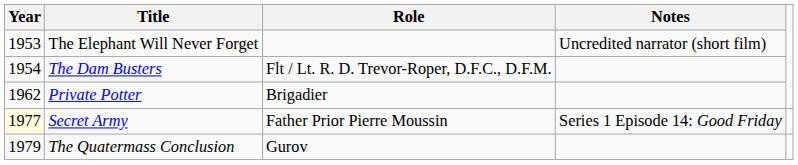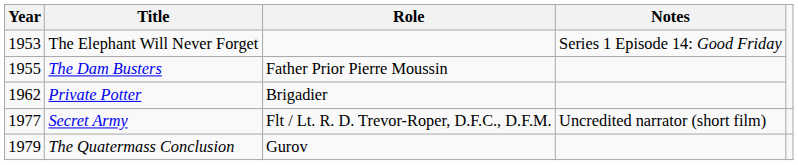(663, 43) Uncredited narrator (short film) -> (670, 43) Series 1 Episode 14: Good Friday
(25, 69) 1954 -> (25, 69) 1955
(409, 69) Flt / Lt. R. D. Trevor-Roper, D.F.C., D.F.M. -> (357, 69) Father Prior Pierre Moussin
(25, 120) lightyellow background -> (25, 120) no background
(357, 120) Father Prior Pierre Moussin -> (409, 120) Flt / Lt. R. D. Trevor-Roper, D.F.C., D.F.M.
(670, 120) Series 1 Episode 14: Good Friday -> (663, 120) Uncredited narrator (short film)
